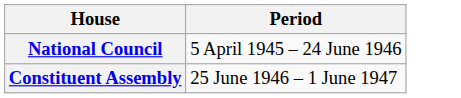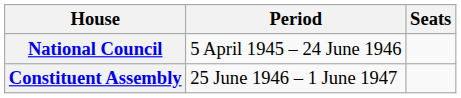+ column: (431, 19)
